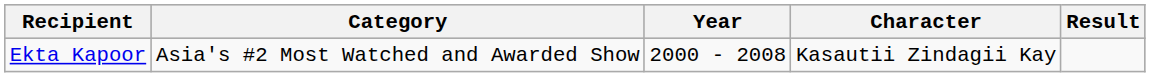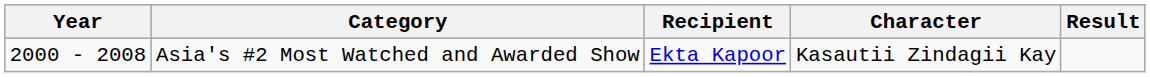columns swapped: (718, 22) <-> (78, 22)
